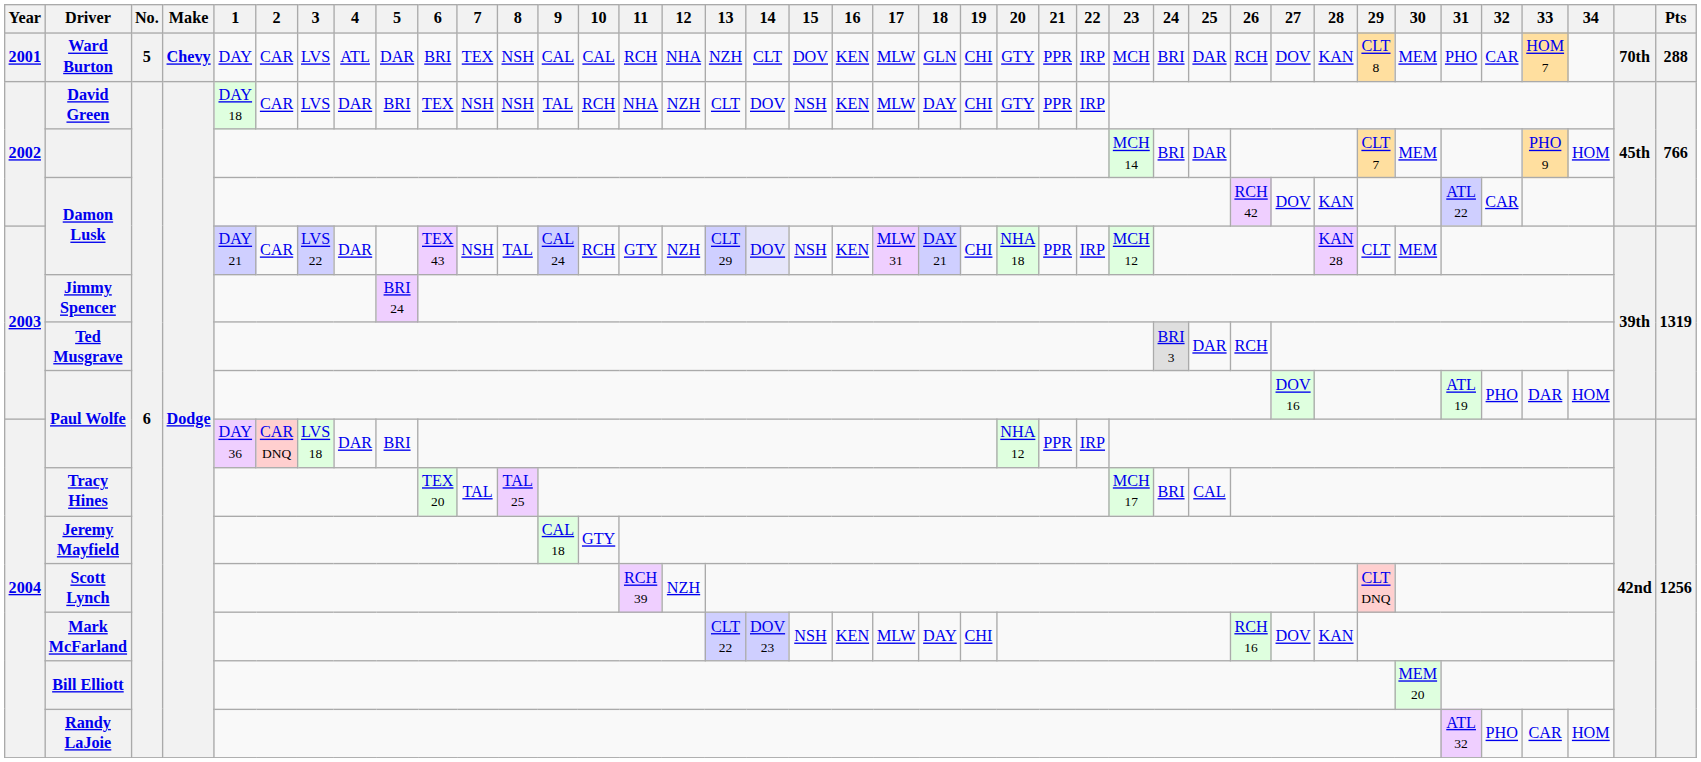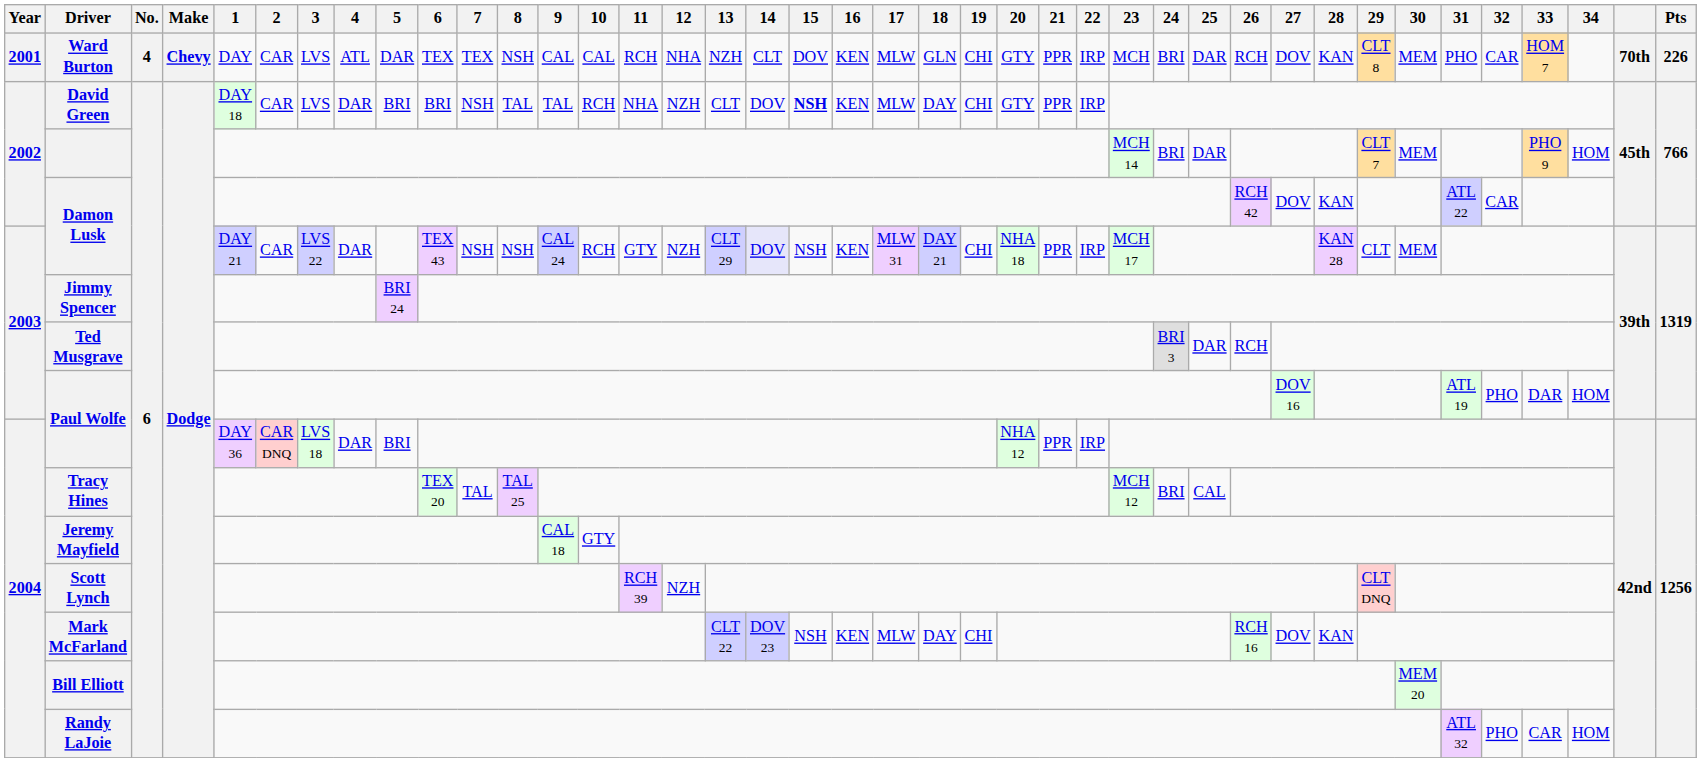(147, 56) 5 -> (147, 56) 4
(438, 56) BRI -> (438, 56) TEX
(1676, 56) 288 -> (1676, 56) 226
(438, 105) TEX -> (438, 105) BRI
(518, 105) NSH -> (518, 105) TAL
(810, 105) normal -> (810, 105) bold
(518, 249) TAL -> (518, 249) NSH
(1131, 249) MCH 12 -> (1131, 249) MCH 17
(1131, 490) MCH 17 -> (1131, 490) MCH 12
